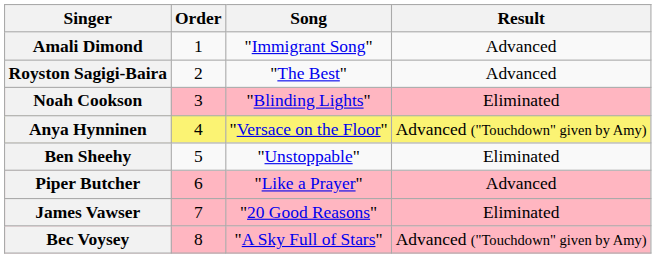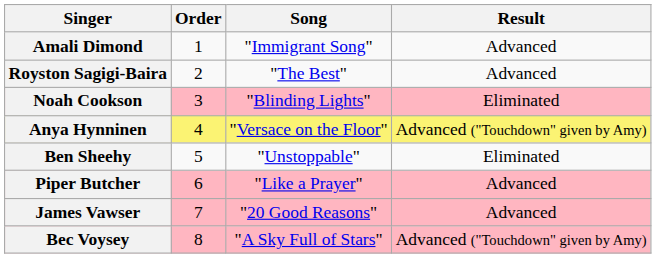(521, 211) Eliminated -> (521, 211) Advanced
